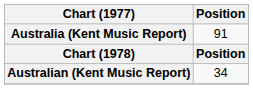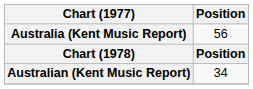(221, 34) 91 -> (221, 34) 56
